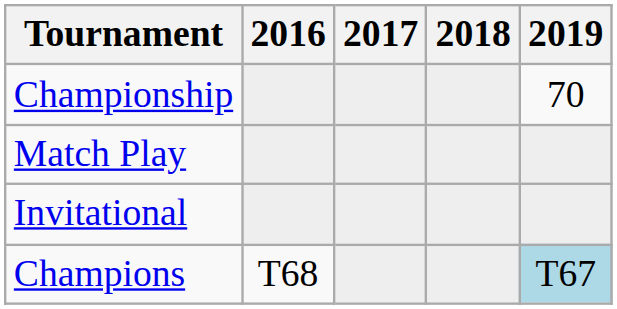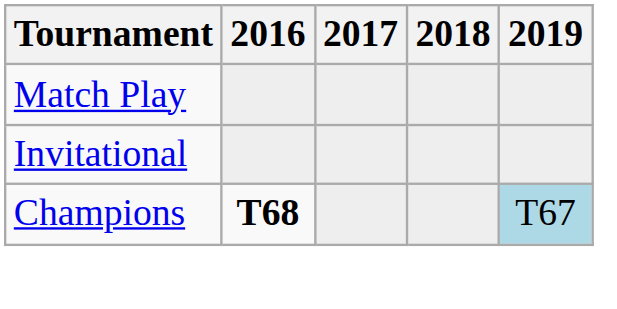- row: (124, 93)
(288, 272) normal -> (268, 213) bold
